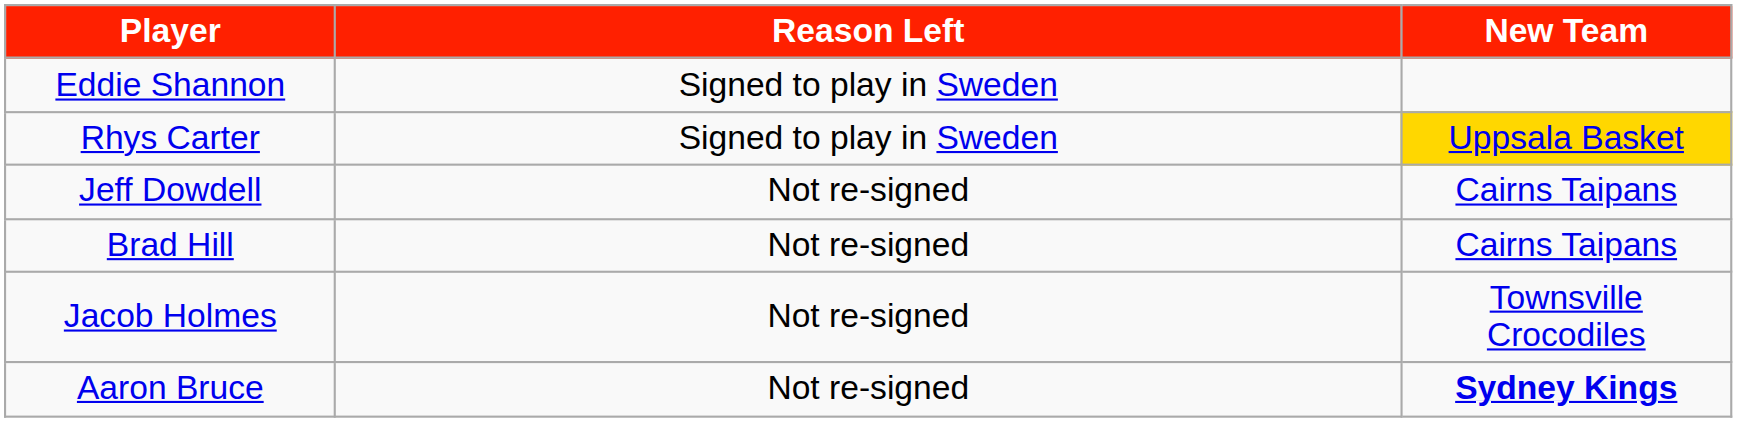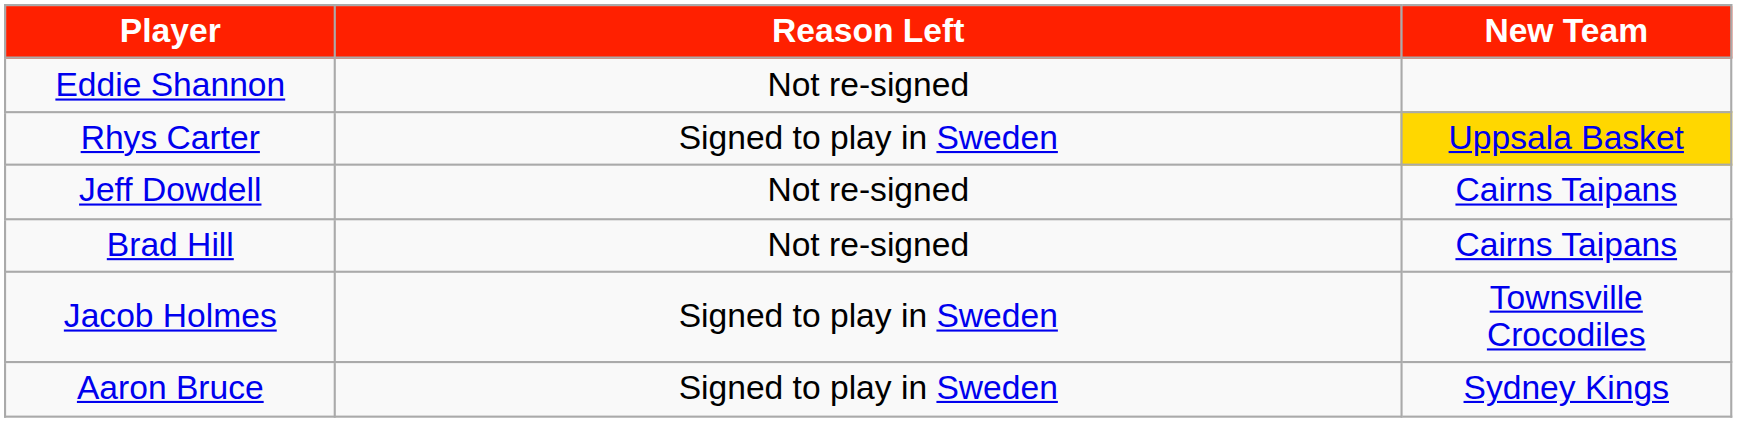(868, 84) Signed to play in Sweden -> (868, 84) Not re-signed
(868, 316) Not re-signed -> (868, 316) Signed to play in Sweden
(868, 388) Not re-signed -> (868, 388) Signed to play in Sweden
(1566, 388) bold -> (1566, 388) normal
